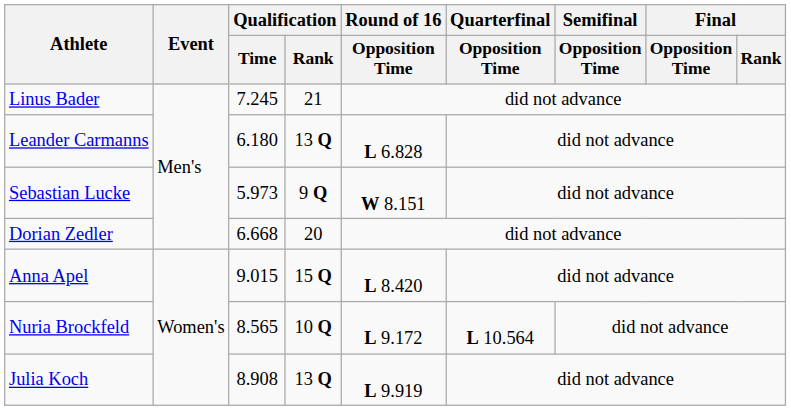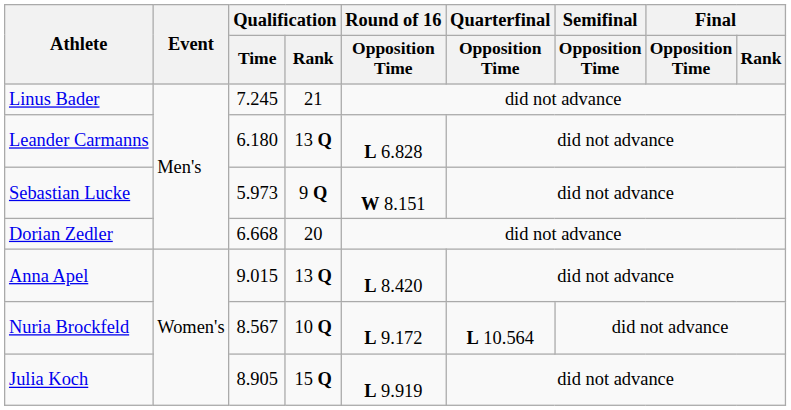(313, 275) 15 Q -> (313, 275) 13 Q
(257, 327) 8.565 -> (257, 327) 8.567
(257, 380) 8.908 -> (257, 380) 8.905
(313, 380) 13 Q -> (313, 380) 15 Q
